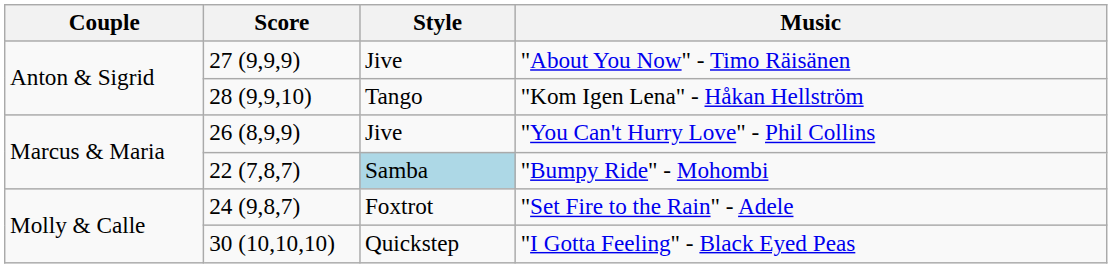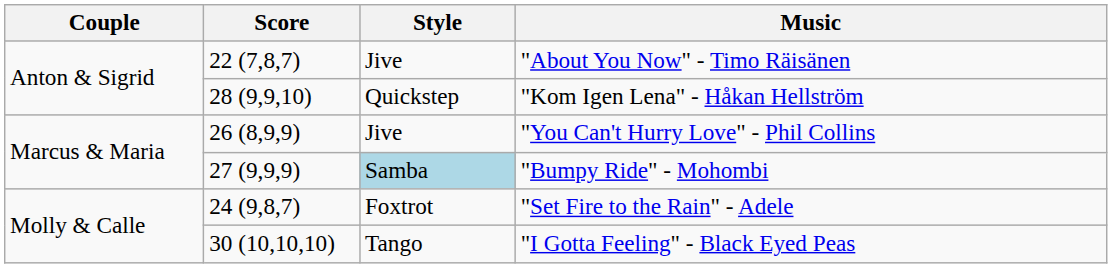(255, 59) 27 (9,9,9) -> (255, 59) 22 (7,8,7)
(394, 96) Tango -> (412, 96) Quickstep
(255, 170) 22 (7,8,7) -> (255, 170) 27 (9,9,9)
(412, 243) Quickstep -> (394, 243) Tango
